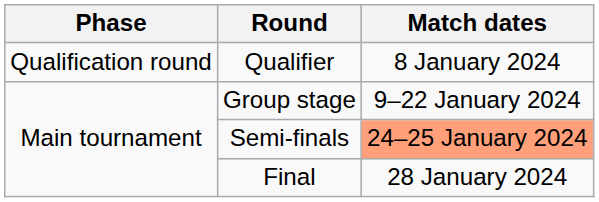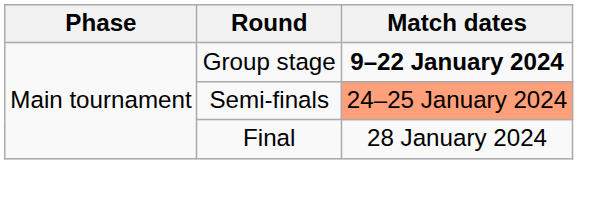- row: (289, 61)
(477, 100) normal -> (457, 61) bold
